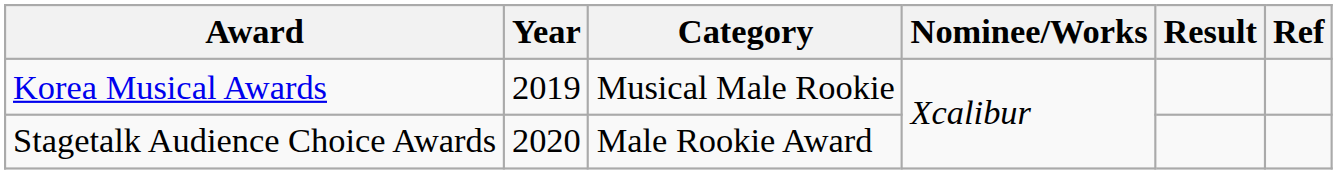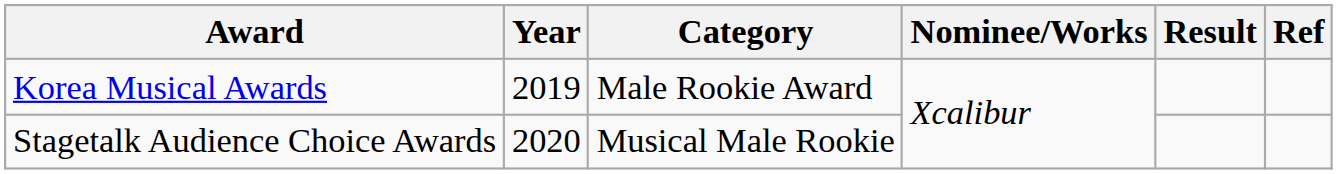(746, 86) Musical Male Rookie -> (735, 86) Male Rookie Award
(735, 140) Male Rookie Award -> (746, 140) Musical Male Rookie
